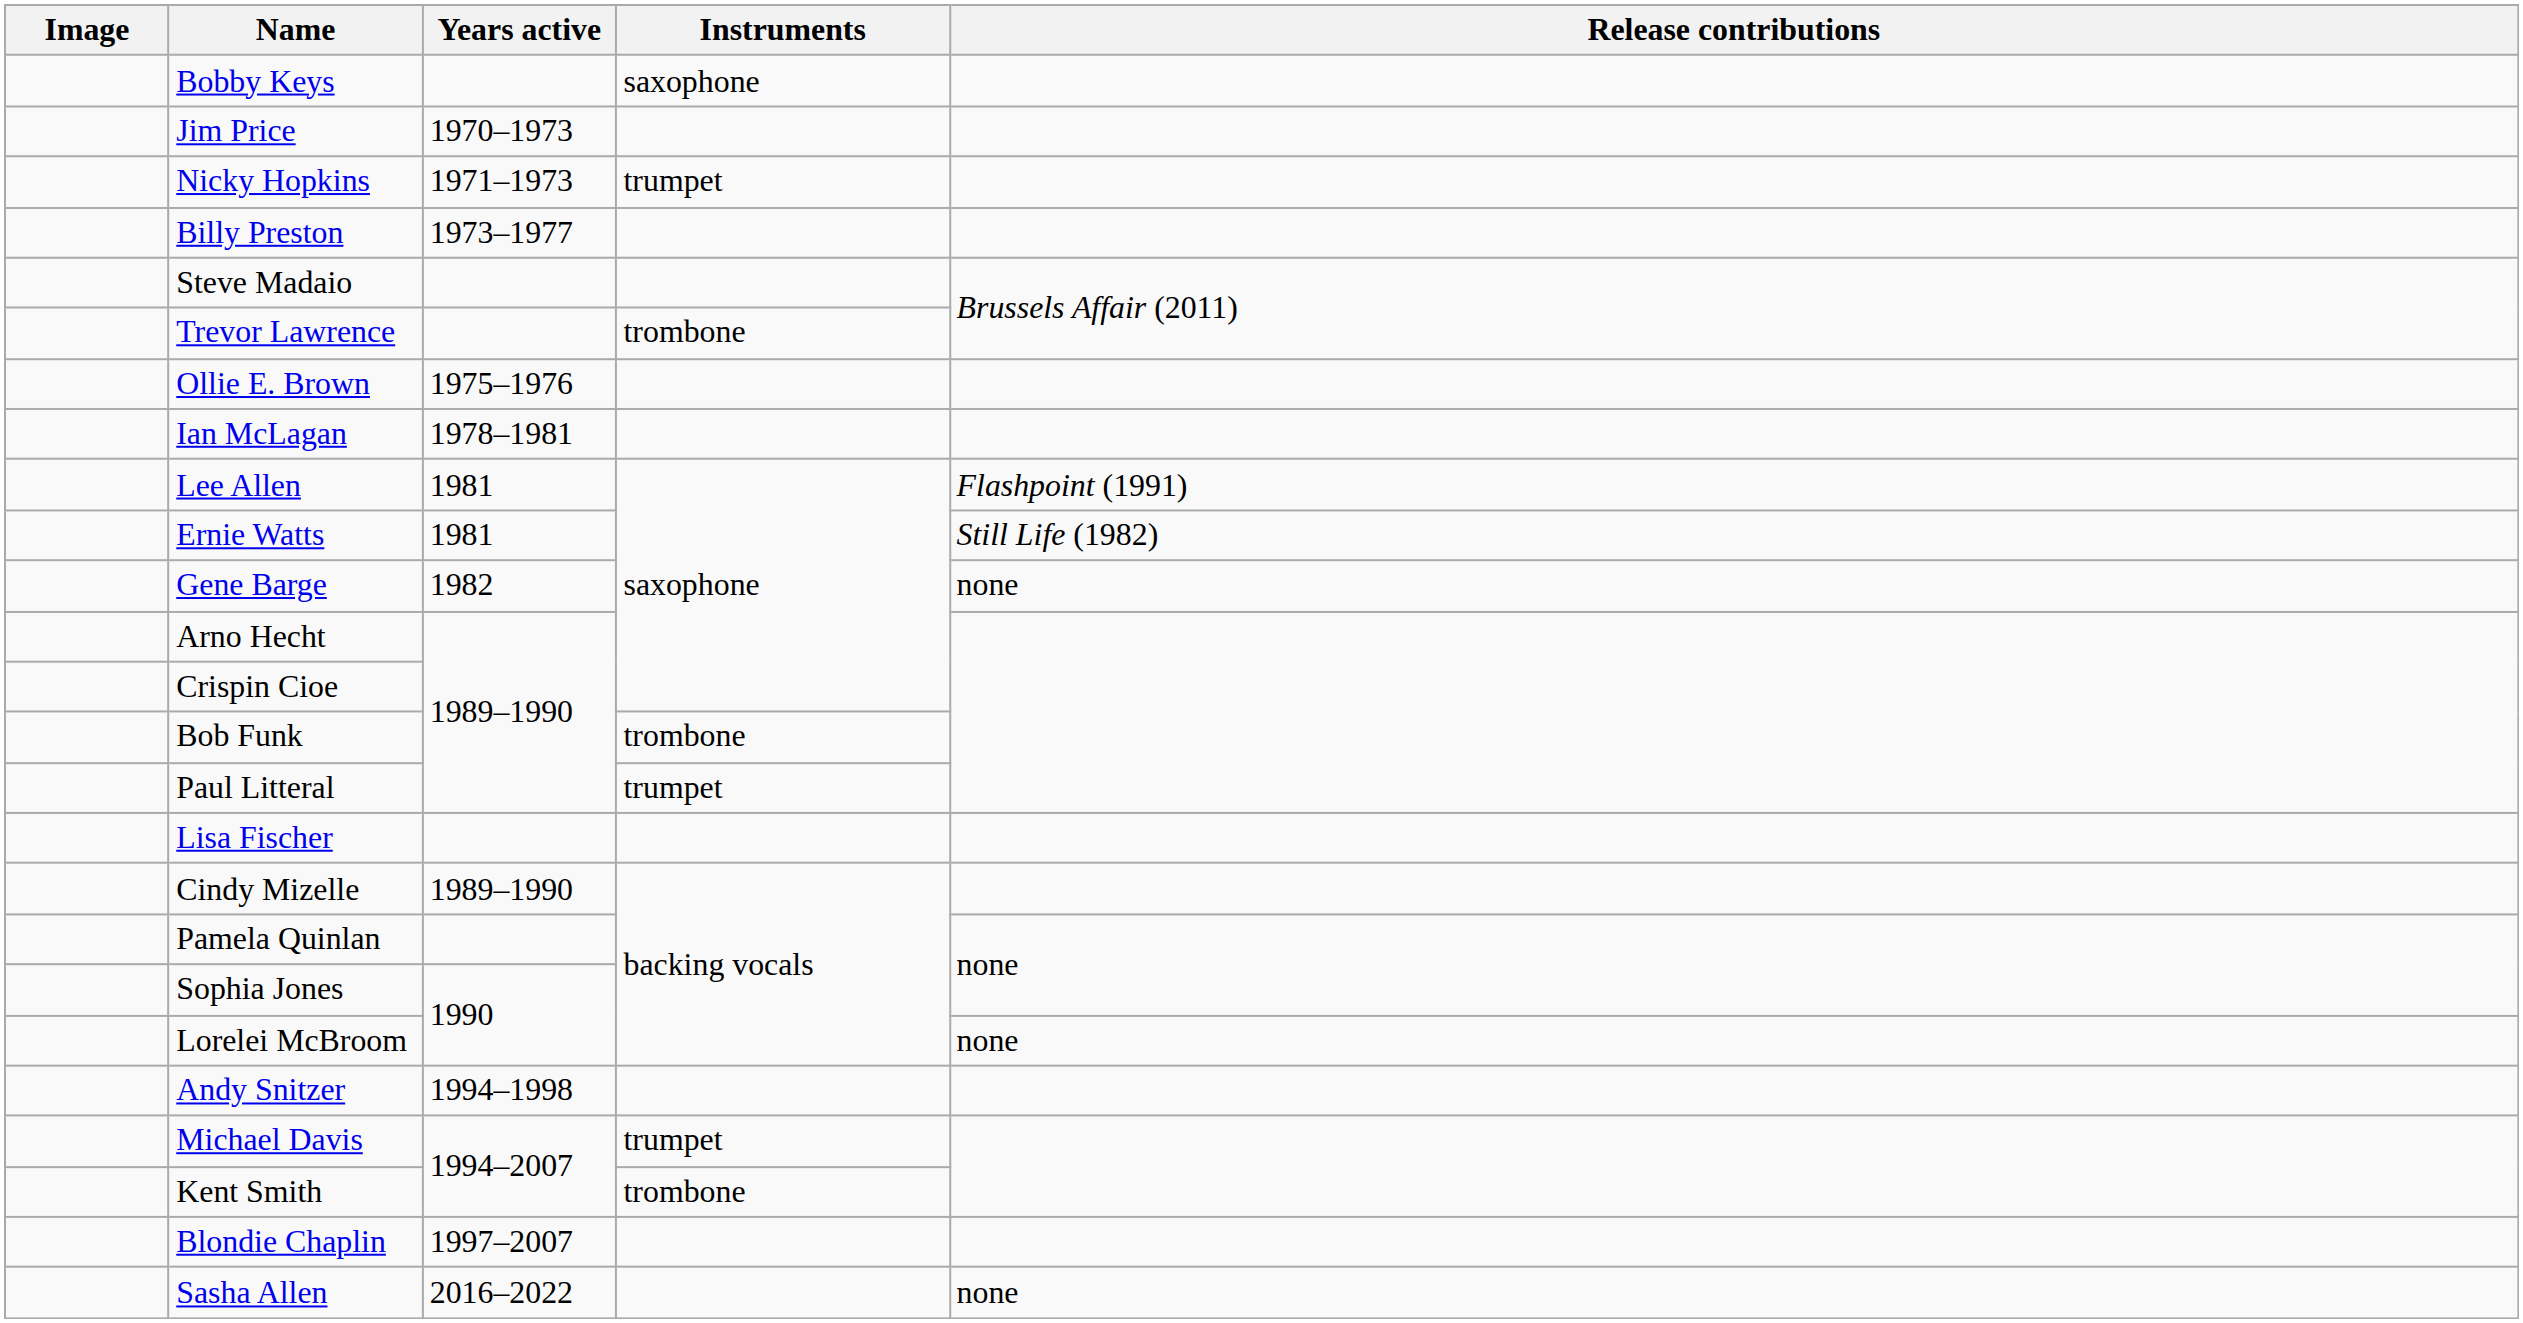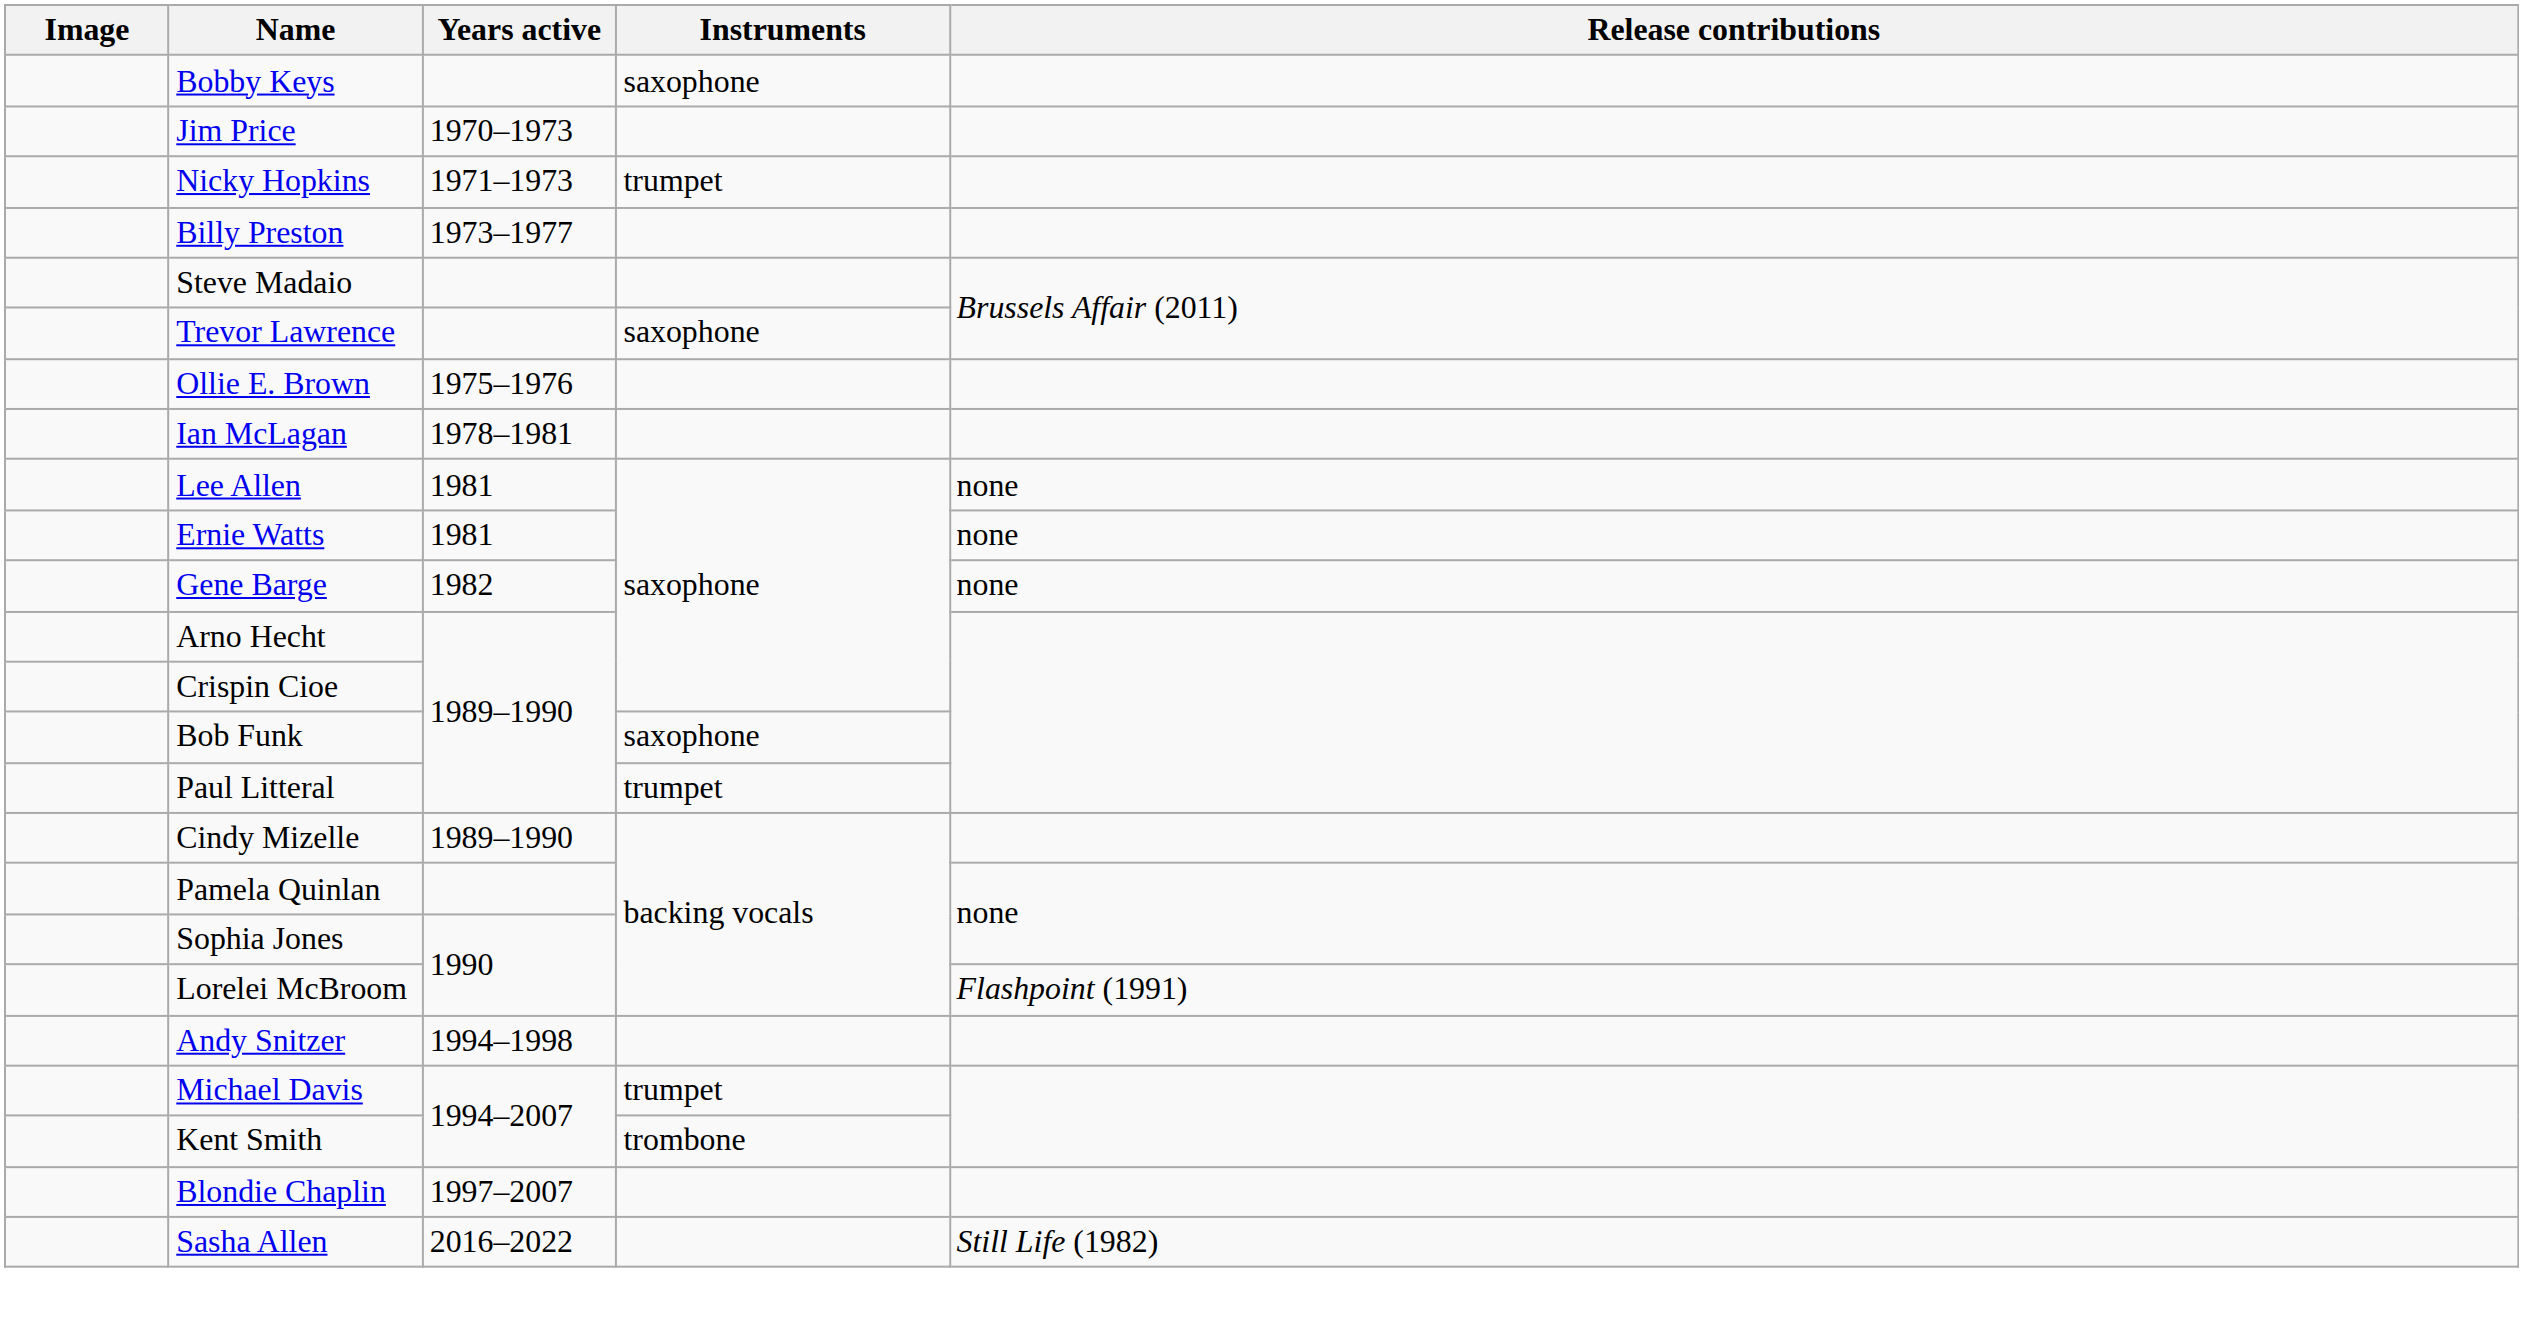(685, 332) trombone -> (692, 332) saxophone
(1072, 484) Flashpoint (1991) -> (988, 484) none
(1057, 534) Still Life (1982) -> (988, 534) none
(685, 736) trombone -> (692, 736) saxophone
- row: (255, 837)
(988, 1039) none -> (1072, 989) Flashpoint (1991)
(988, 1292) none -> (1057, 1241) Still Life (1982)
